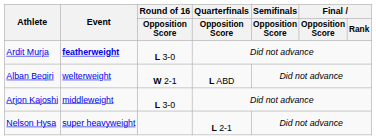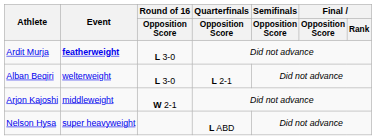(165, 81) W 2-1 -> (165, 81) L 3-0
(222, 81) L ABD -> (222, 81) L 2-1
(165, 105) L 3-0 -> (165, 105) W 2-1
(222, 128) L 2-1 -> (222, 128) L ABD
